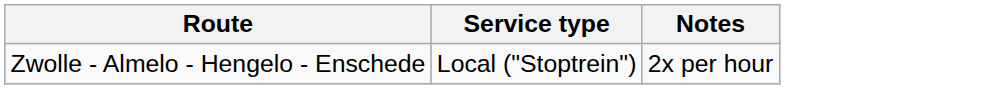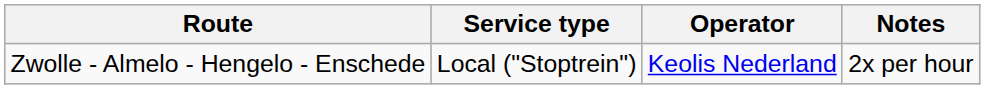+ column: (742, 24)
